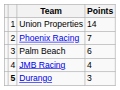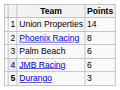(89, 38) 7 -> (89, 38) 8
(13, 65) no background -> (13, 65) lavender background
(89, 65) 4 -> (89, 65) 6
